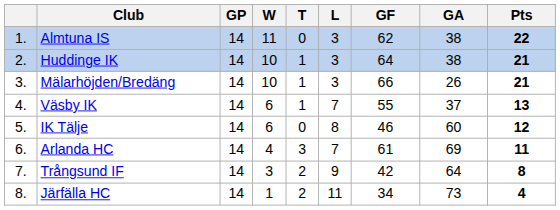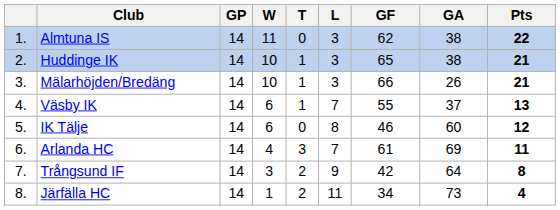(385, 60) 64 -> (385, 60) 65
